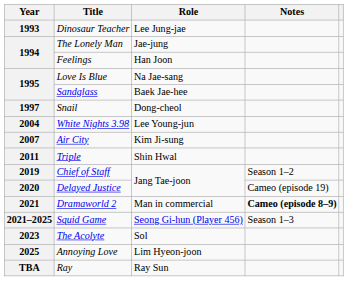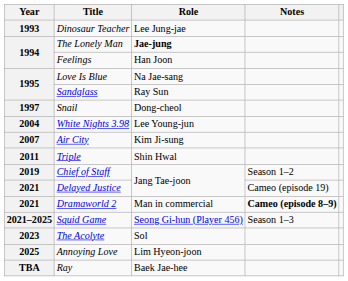(151, 44) normal -> (153, 44) bold
(161, 92) Baek Jae-hee -> (151, 92) Ray Sun
(29, 188) 2020 -> (29, 188) 2021
(151, 268) Ray Sun -> (161, 268) Baek Jae-hee
